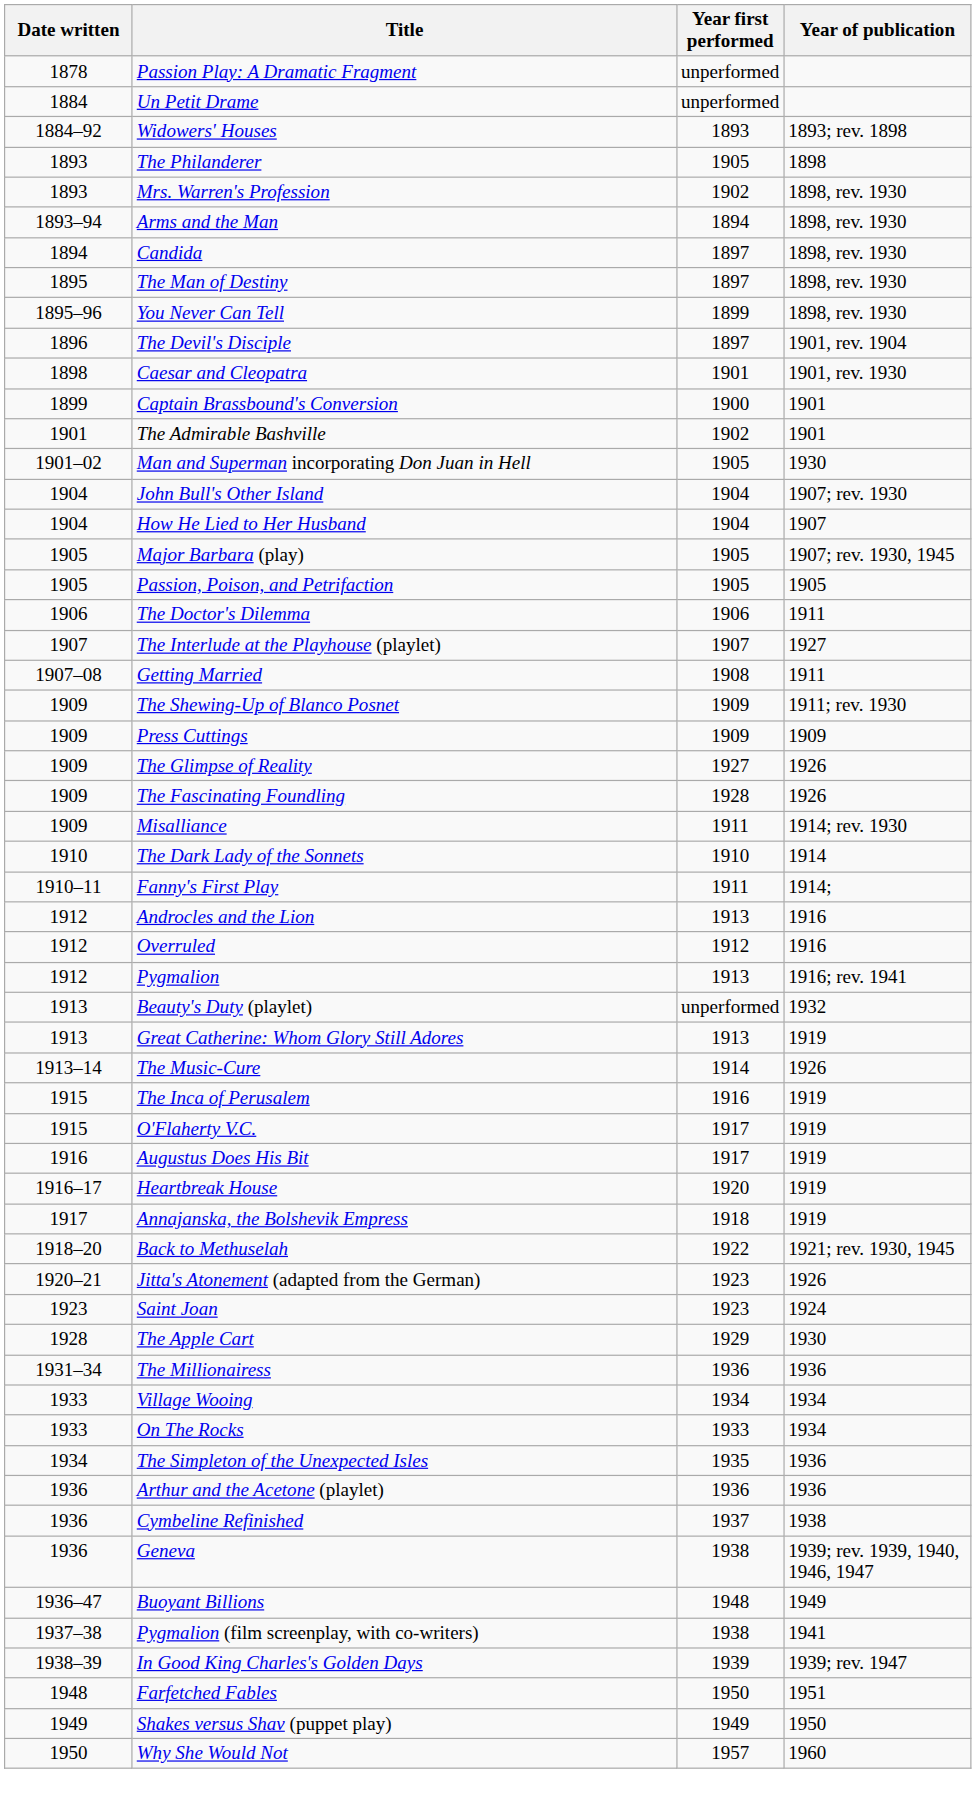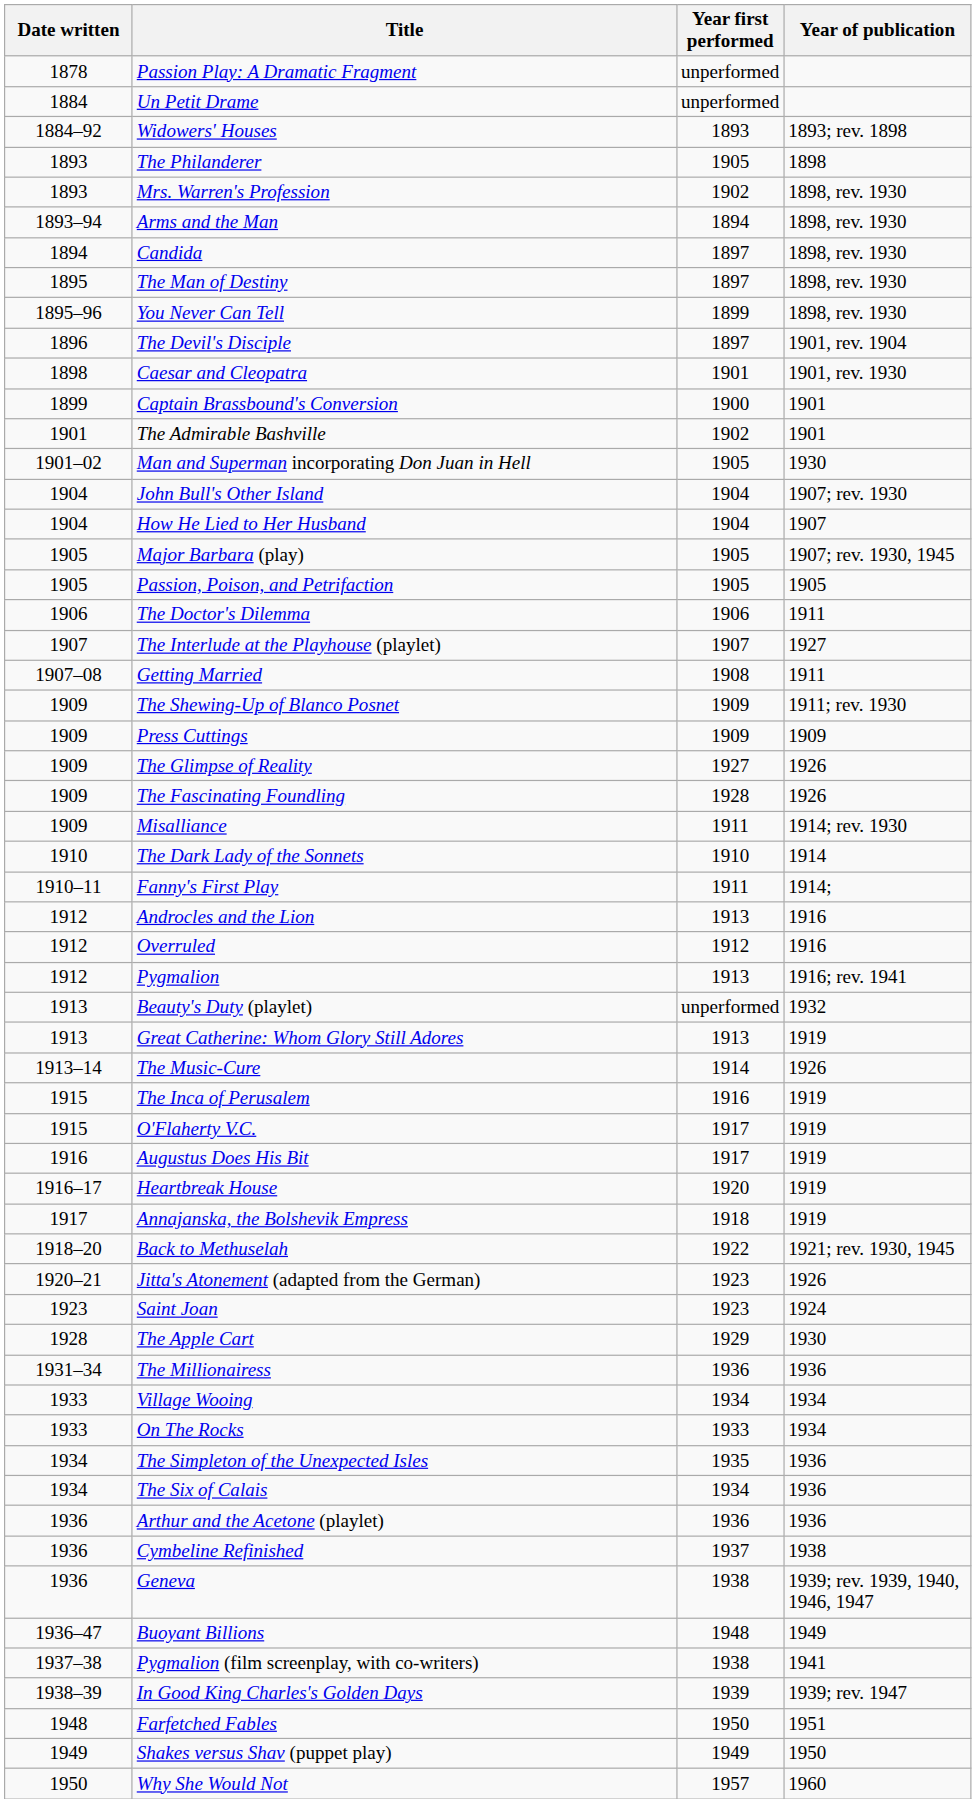+ row: (202, 1490)
